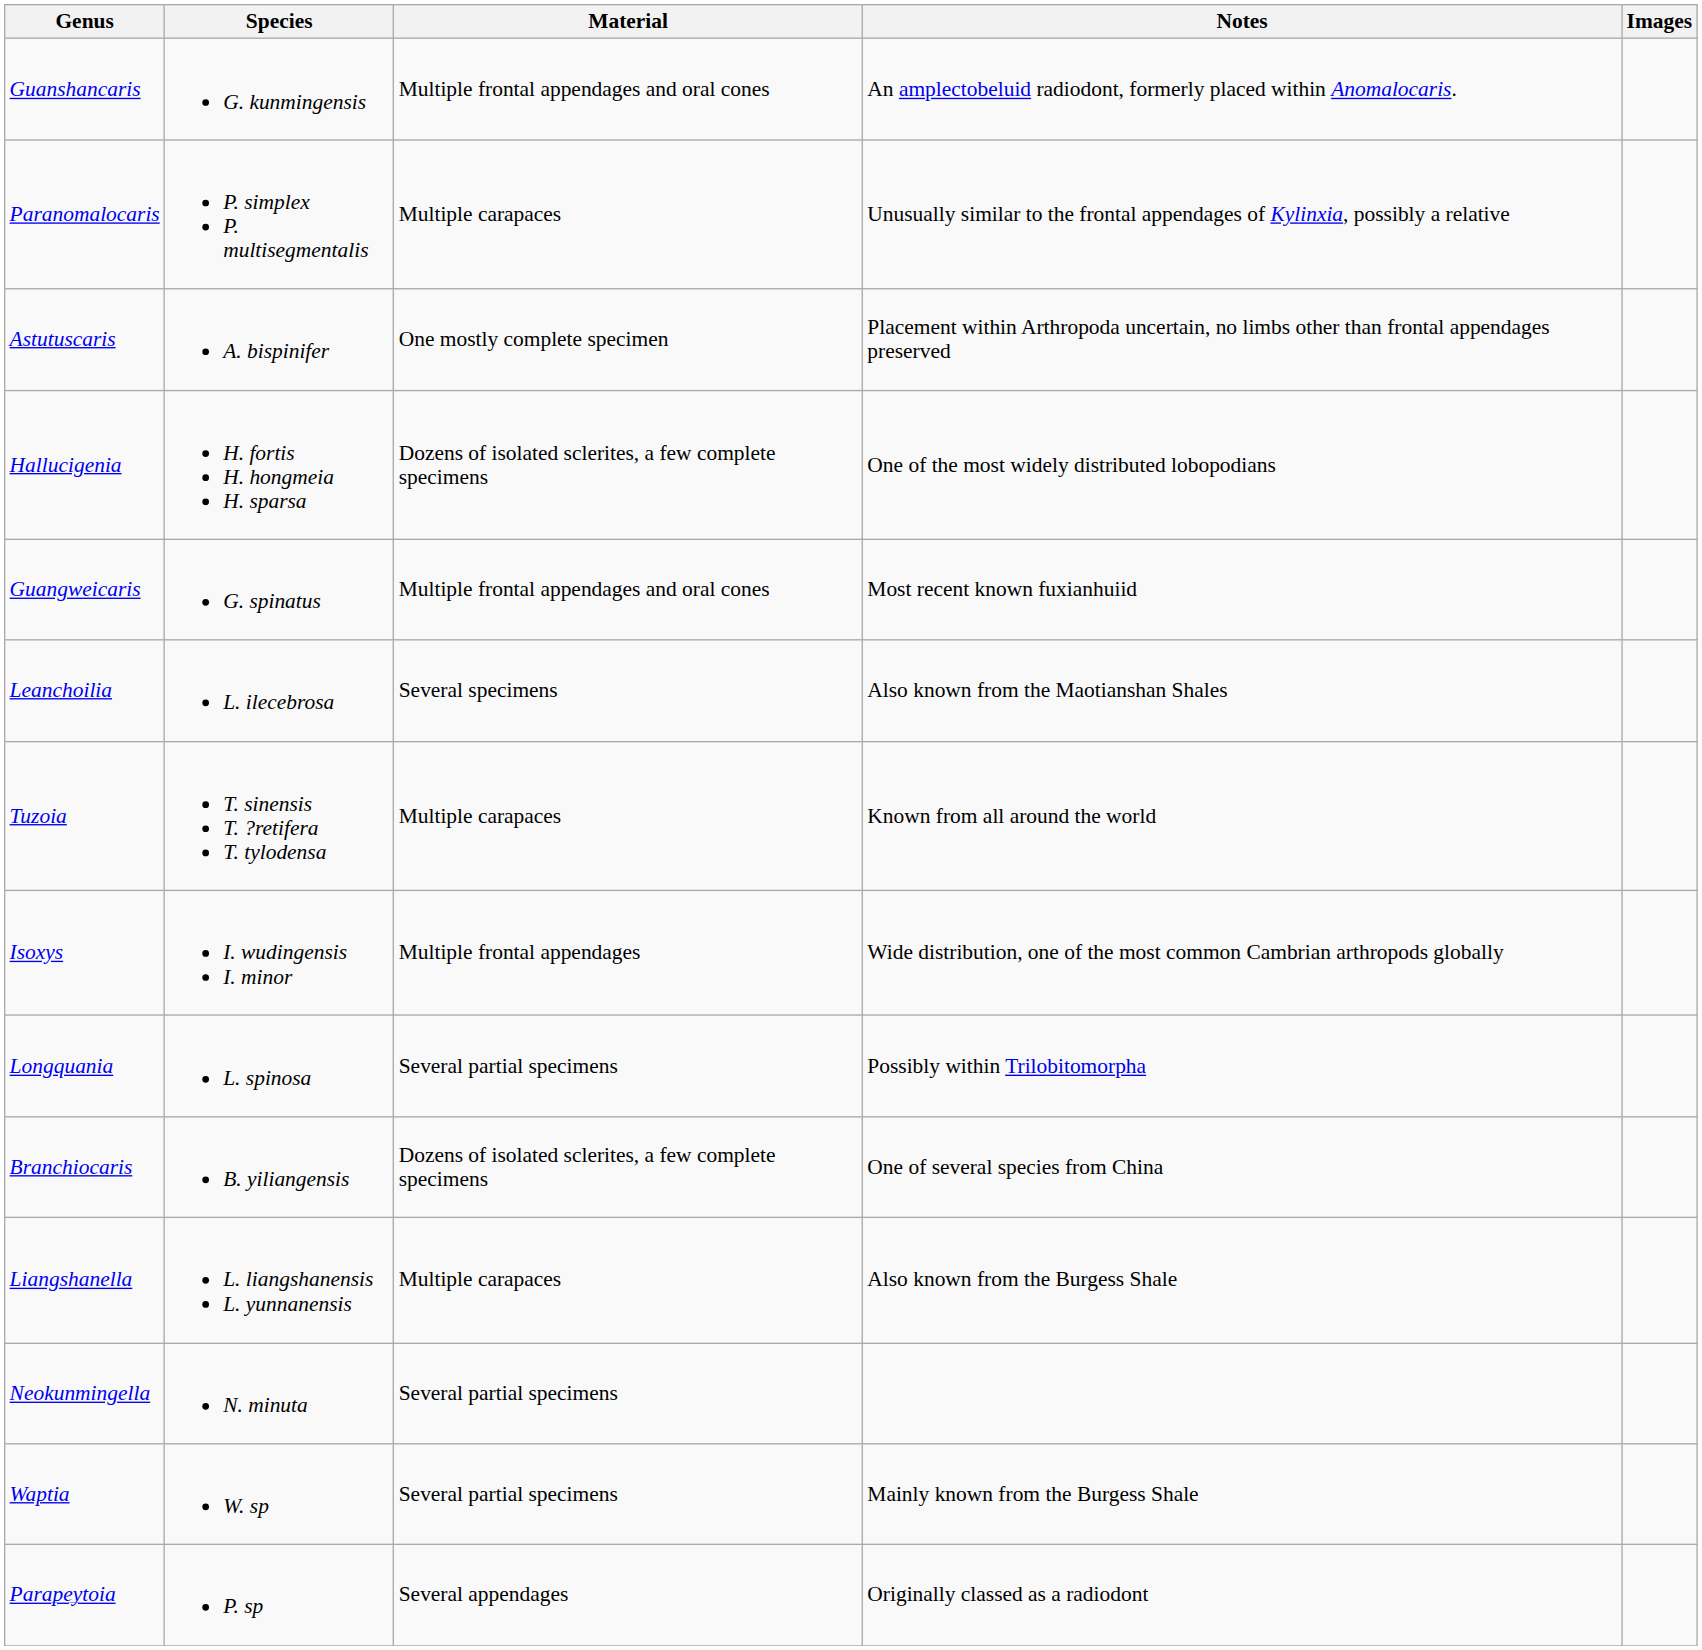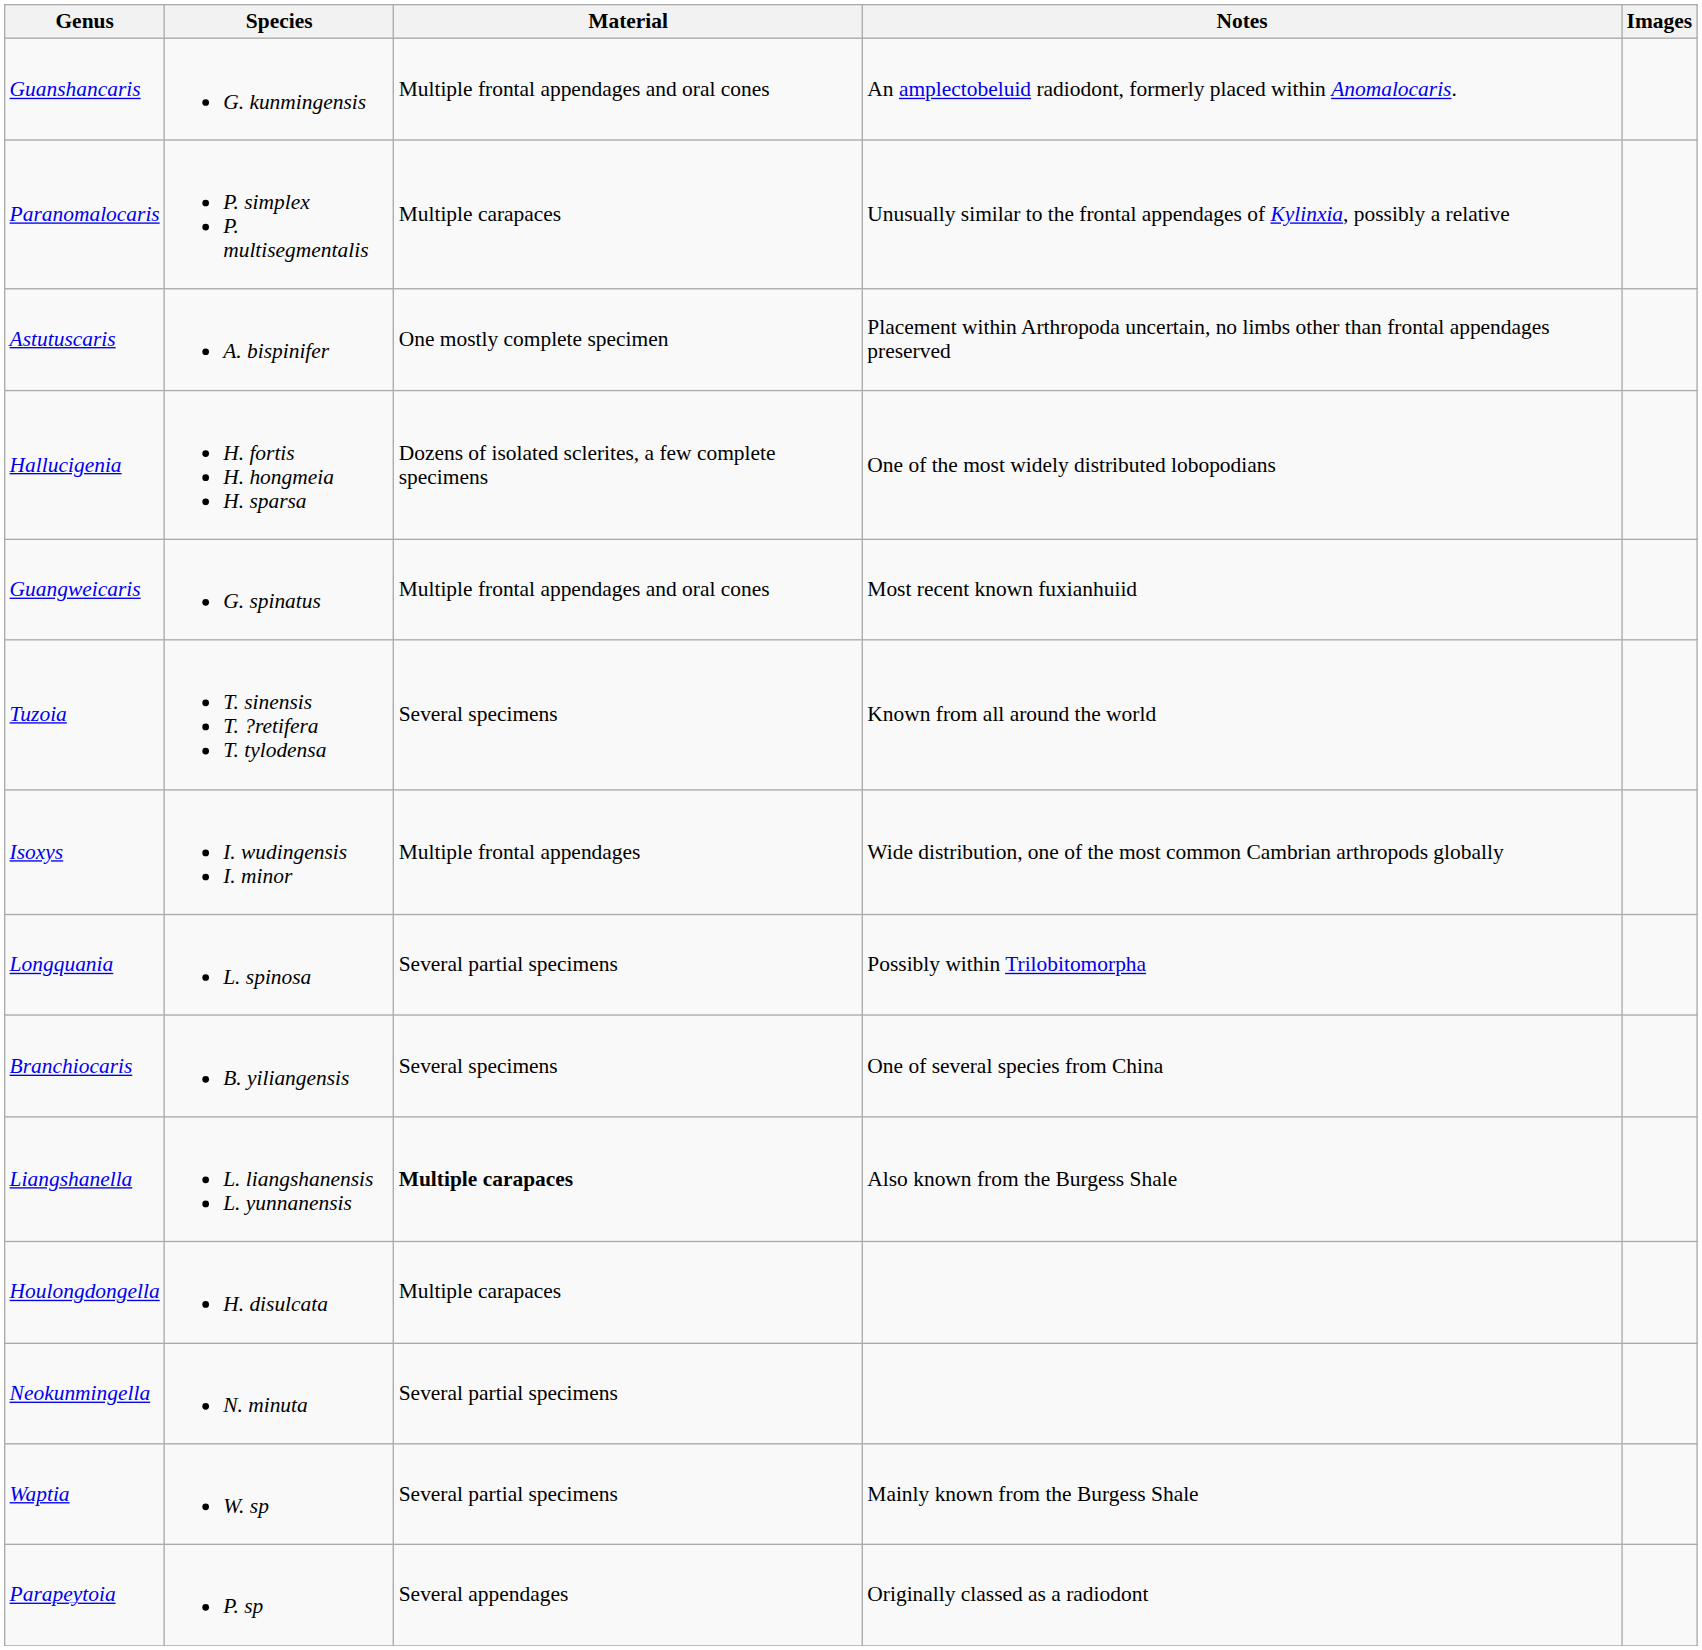- row: (61, 690)
(480, 815) Multiple carapaces -> (478, 714) Several specimens
(587, 1166) Dozens of isolated sclerites, a few complete specimens -> (478, 1065) Several specimens
(480, 1279) normal -> (486, 1178) bold
+ row: (85, 1291)
